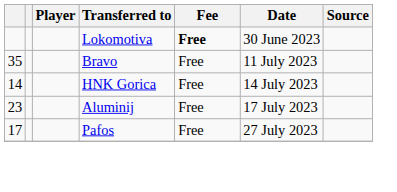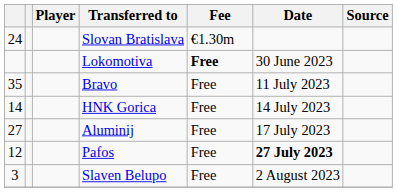+ row: (133, 38)
(15, 107) 23 -> (15, 130) 27
(15, 130) 17 -> (15, 152) 12
(280, 130) normal -> (294, 152) bold
+ row: (124, 175)
